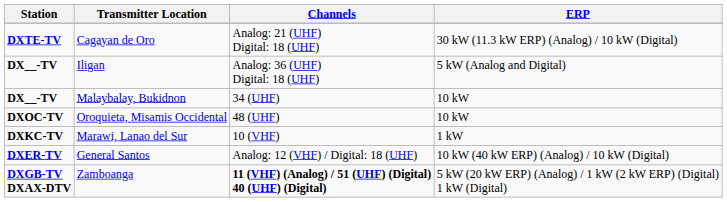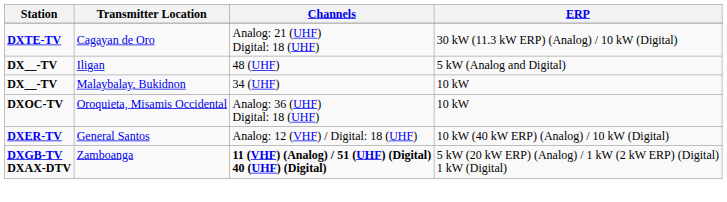(277, 72) Analog: 36 (UHF) Digital: 18 (UHF) -> (256, 65) 48 (UHF)
(256, 117) 48 (UHF) -> (277, 110) Analog: 36 (UHF) Digital: 18 (UHF)
- row: (132, 136)
